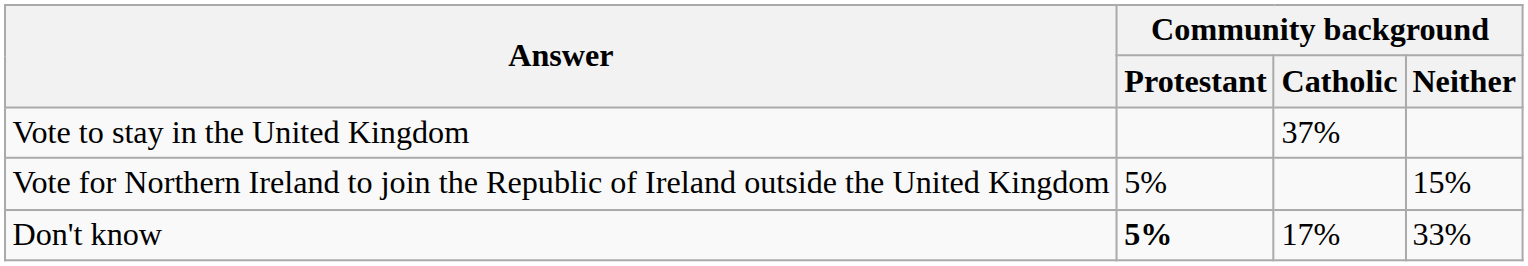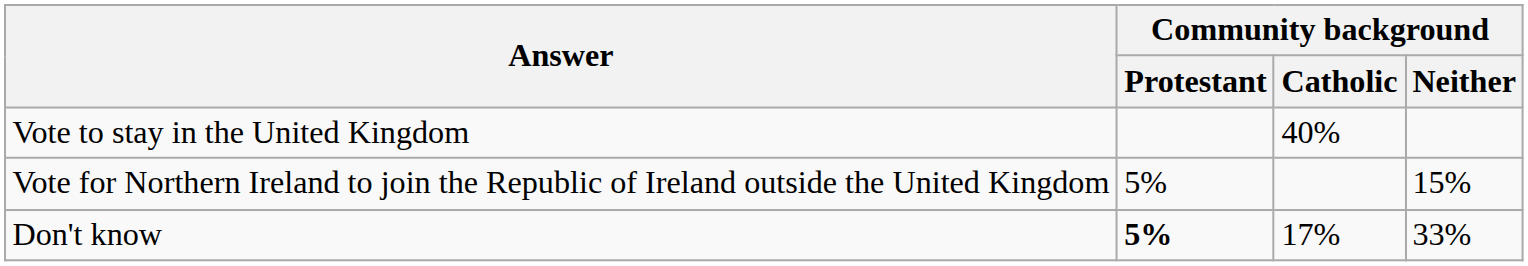(1311, 132) 37% -> (1311, 132) 40%
